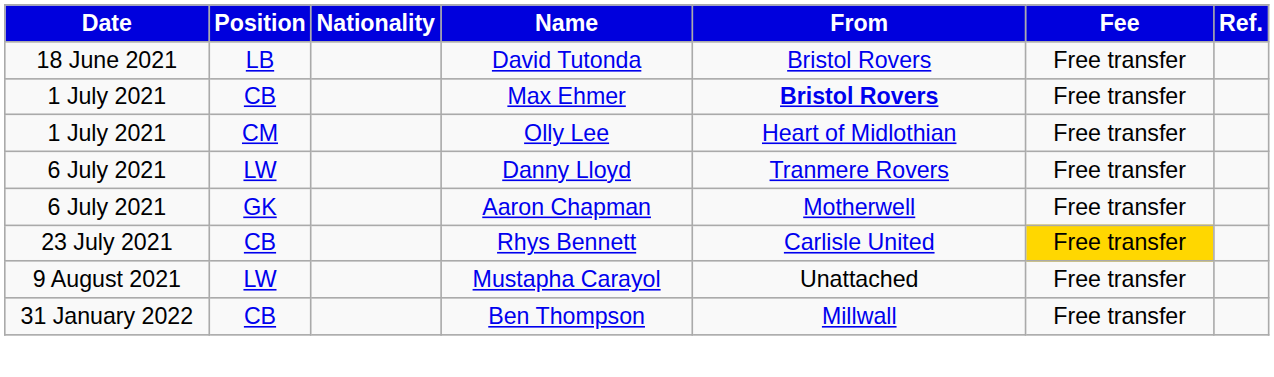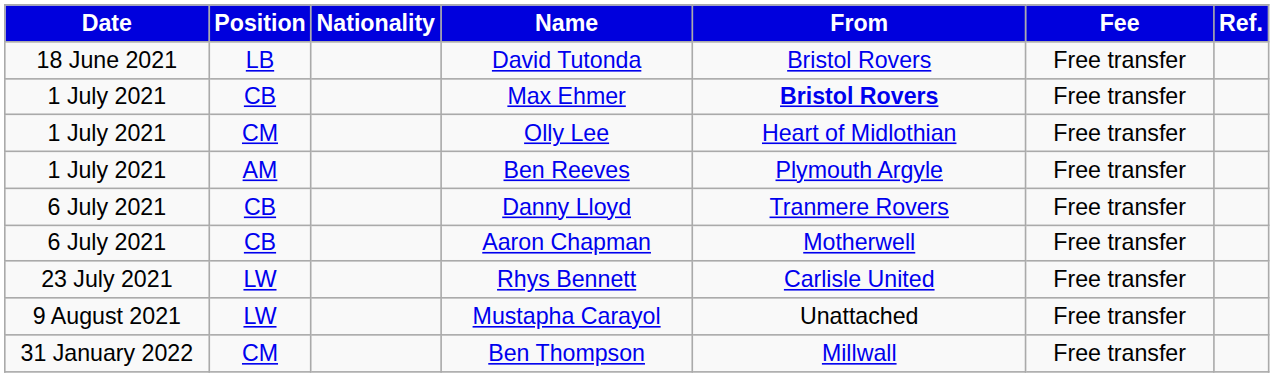+ row: (567, 170)
(260, 170) LW -> (260, 207) CB
(260, 207) GK -> (260, 243) CB
(260, 243) CB -> (260, 280) LW
(1120, 243) gold background -> (1120, 280) no background
(260, 317) CB -> (260, 353) CM
